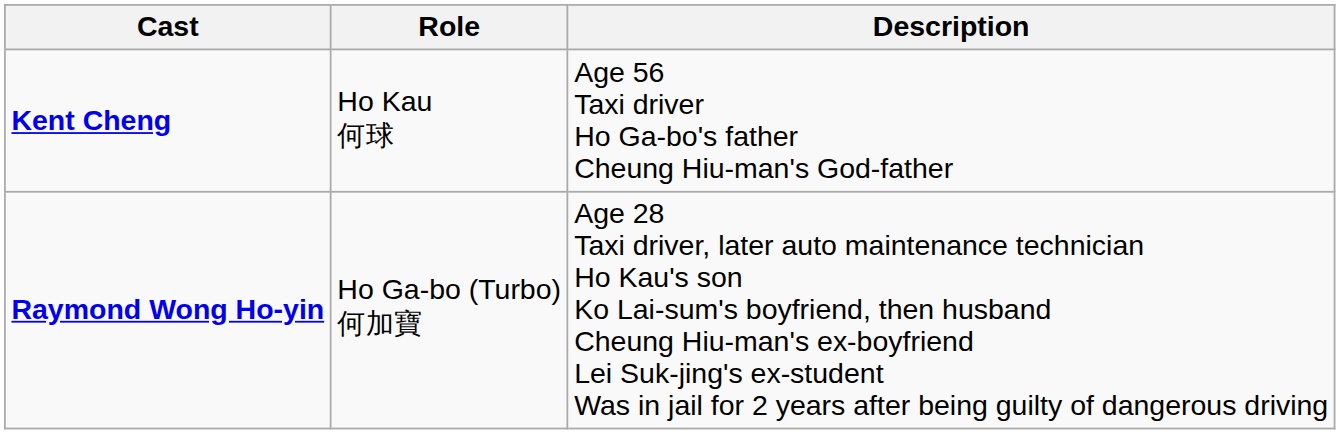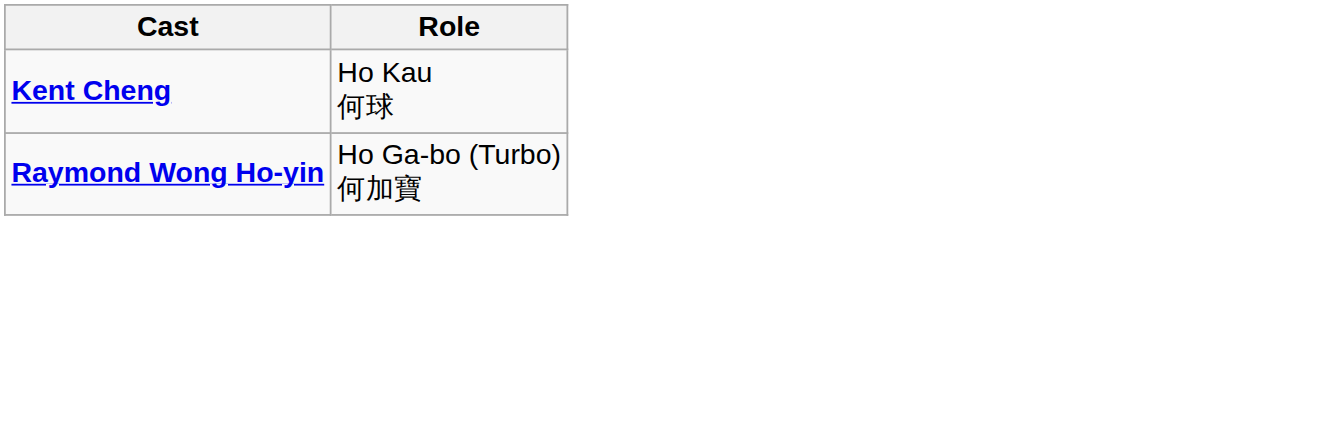- column: (951, 27)
